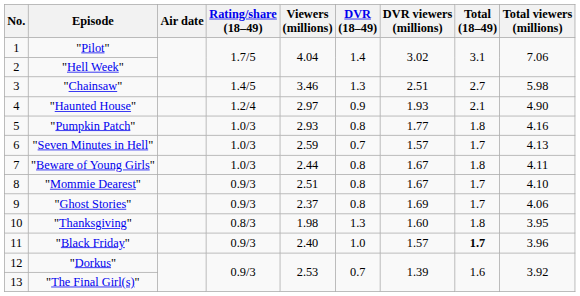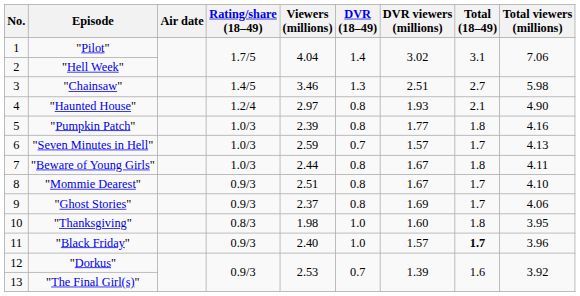(358, 106) 0.9 -> (358, 106) 0.8
(308, 125) 2.93 -> (308, 125) 2.39
(358, 223) 1.3 -> (358, 223) 1.0
